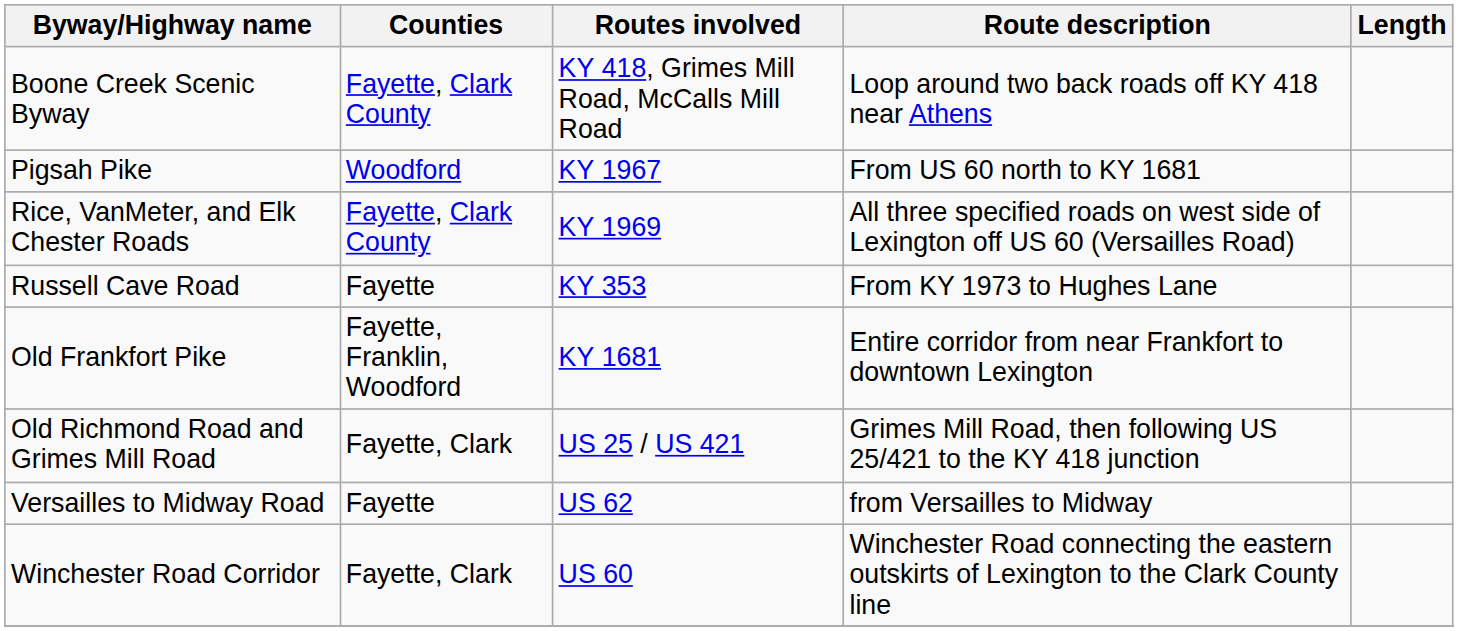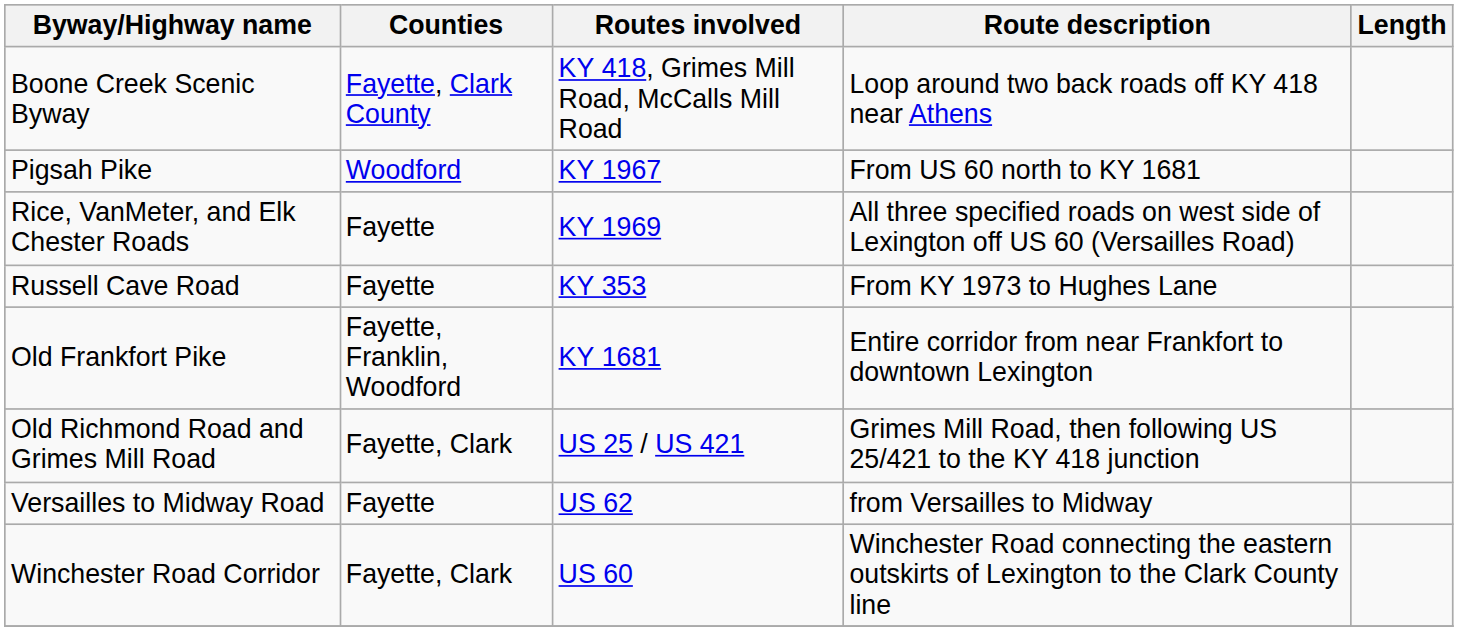(429, 227) Fayette, Clark County -> (390, 227) Fayette
